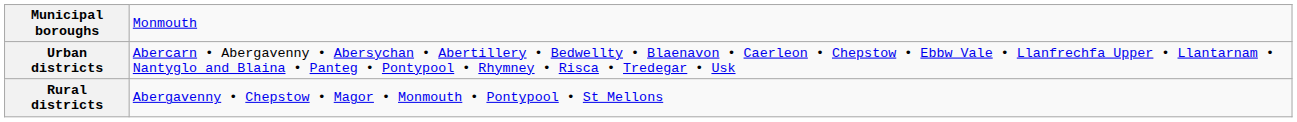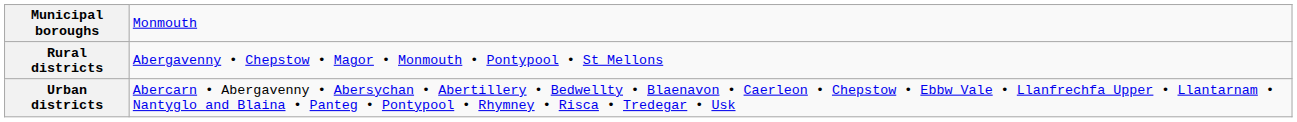rows swapped: (67, 60) <-> (67, 98)
